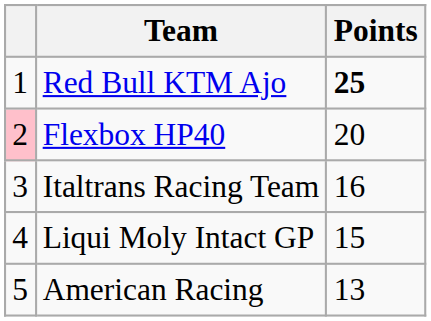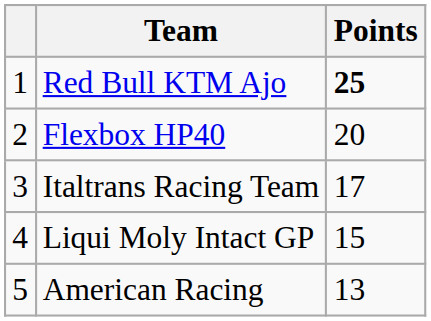(20, 134) pink background -> (20, 134) no background
(350, 186) 16 -> (350, 186) 17
